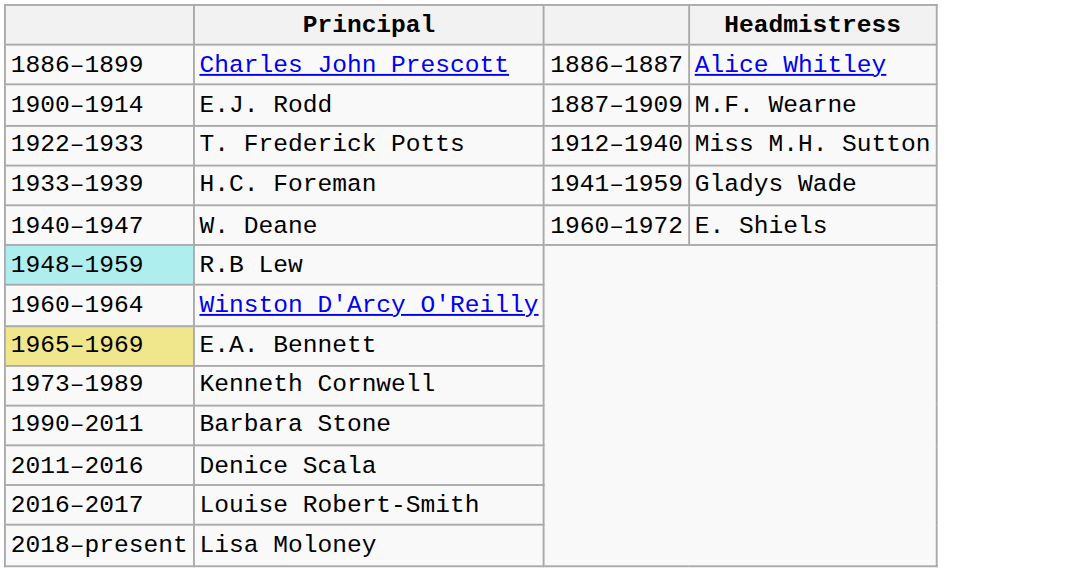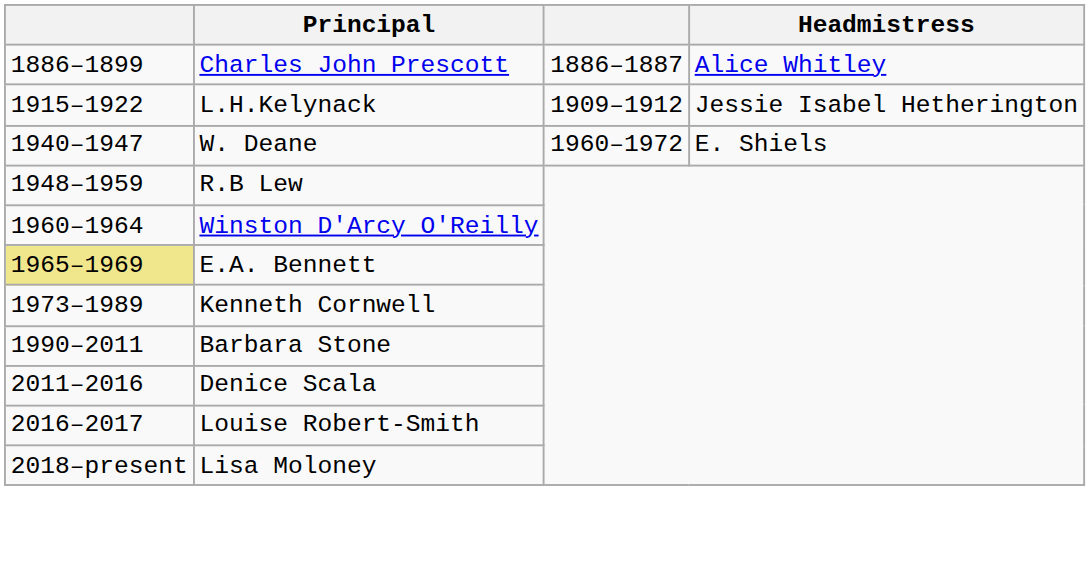- row: (266, 105)
+ row: (288, 105)
- row: (332, 145)
- row: (288, 185)
(77, 265) paleturquoise background -> (77, 185) no background
